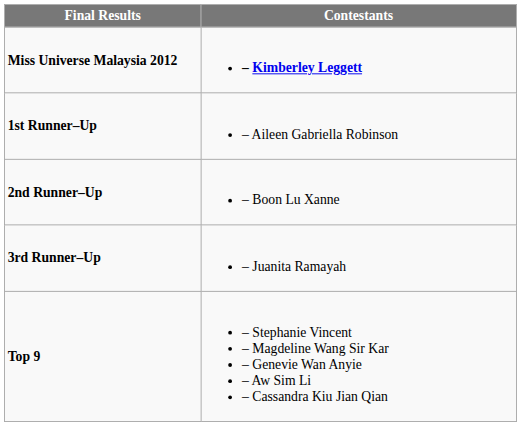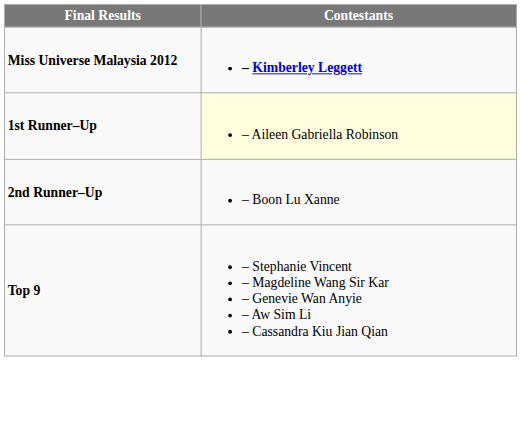(358, 135) no background -> (358, 135) lightyellow background
- row: (54, 258)
